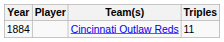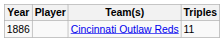(18, 29) 1884 -> (18, 29) 1886
